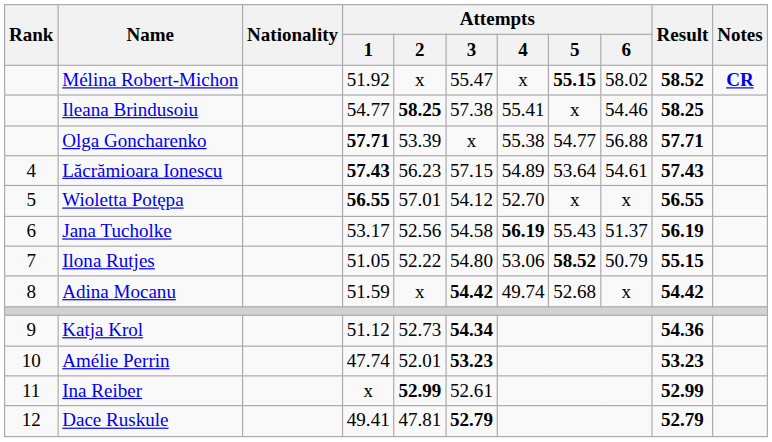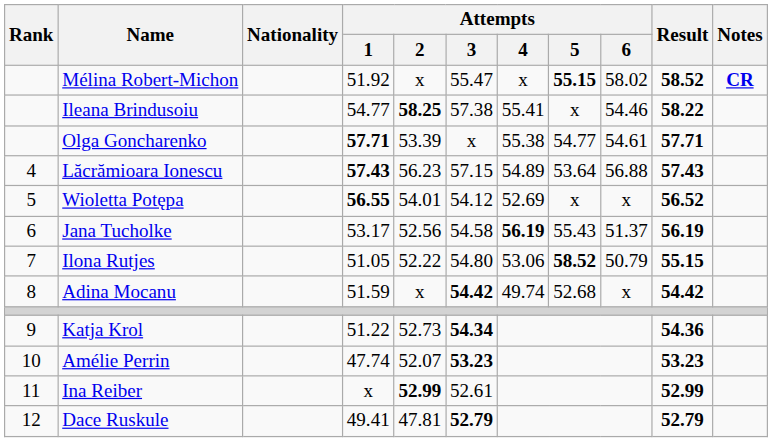(682, 110) 58.25 -> (682, 110) 58.22
(626, 140) 56.88 -> (626, 140) 54.61
(626, 170) 54.61 -> (626, 170) 56.88
(420, 200) 57.01 -> (420, 200) 54.01
(523, 200) 52.70 -> (523, 200) 52.69
(682, 200) 56.55 -> (682, 200) 56.52
(368, 330) 51.12 -> (368, 330) 51.22
(420, 360) 52.01 -> (420, 360) 52.07
